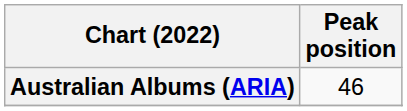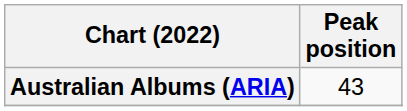(351, 86) 46 -> (351, 86) 43
